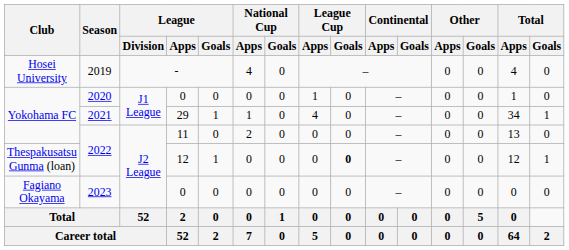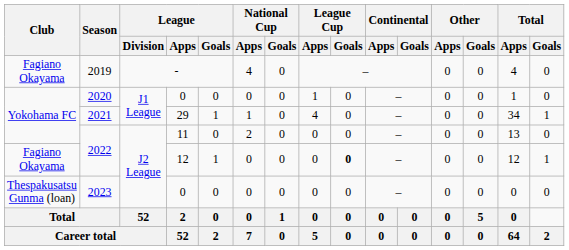(42, 71) Hosei University -> (42, 71) Fagiano Okayama
(42, 159) Thespakusatsu Gunma (loan) -> (42, 159) Fagiano Okayama
(42, 191) Fagiano Okayama -> (42, 191) Thespakusatsu Gunma (loan)
